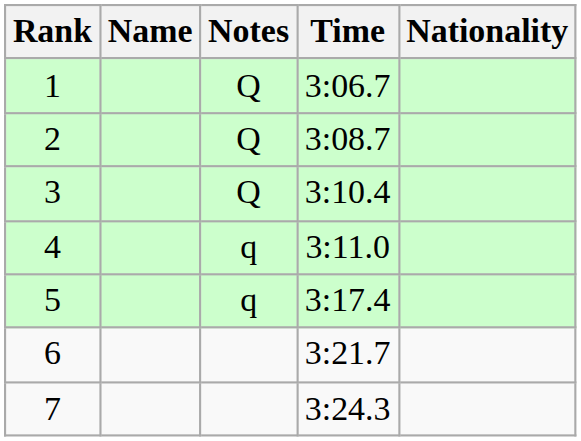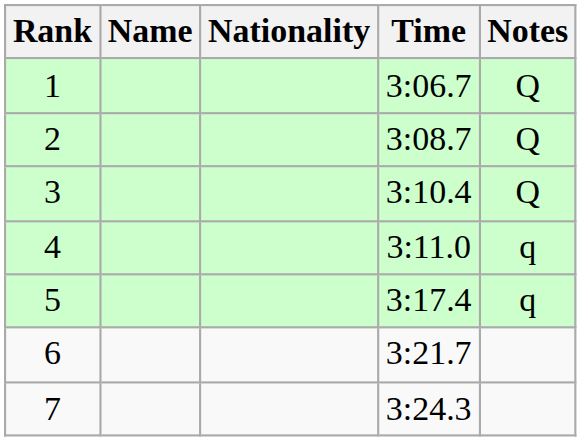columns swapped: (487, 31) <-> (249, 31)
